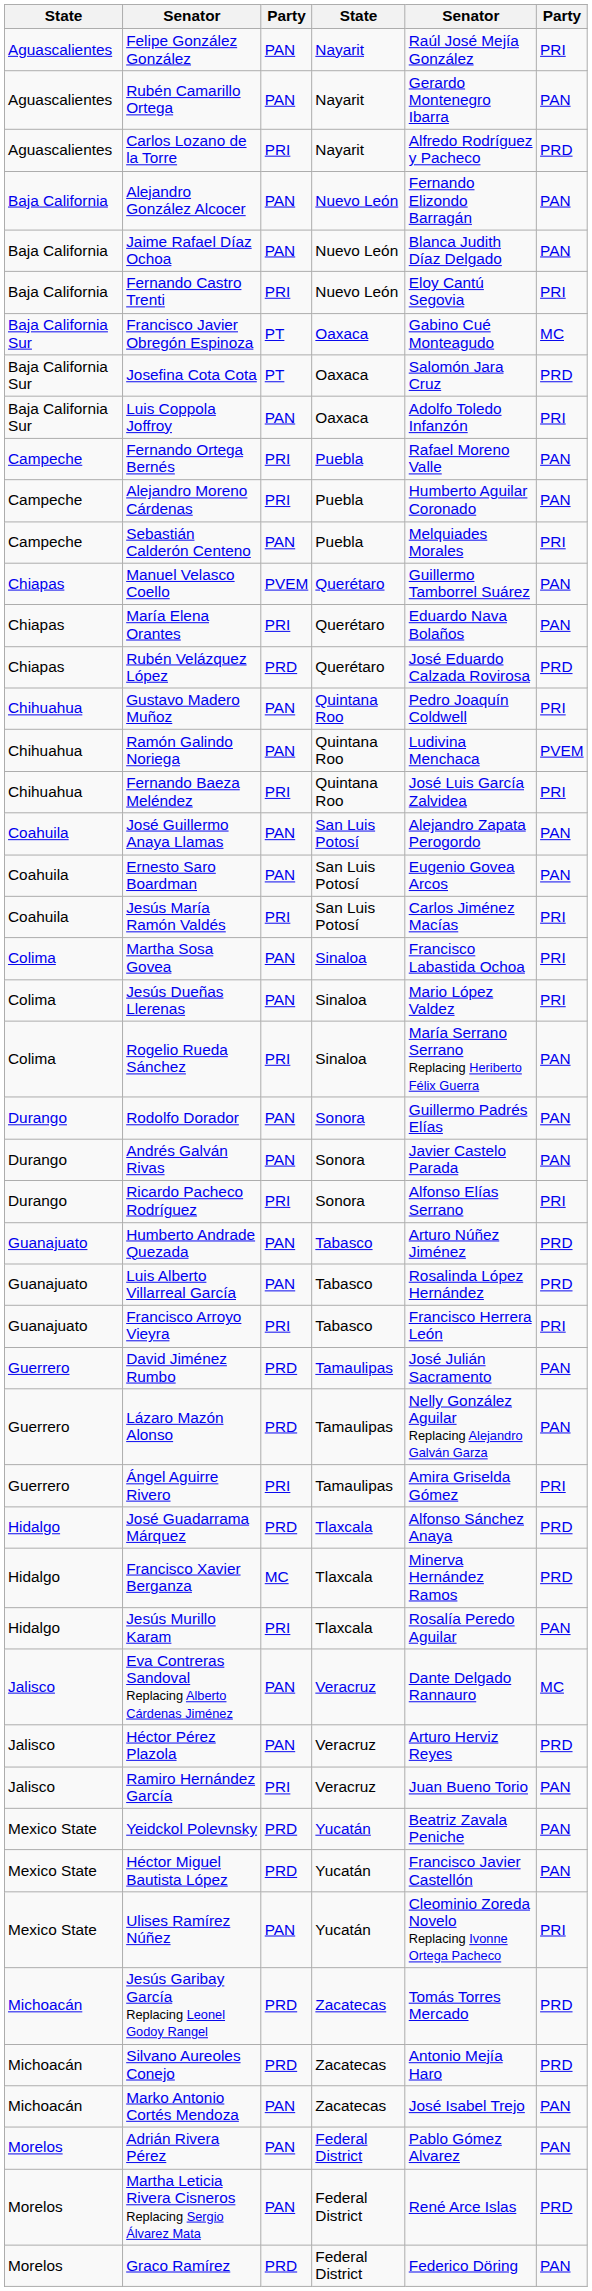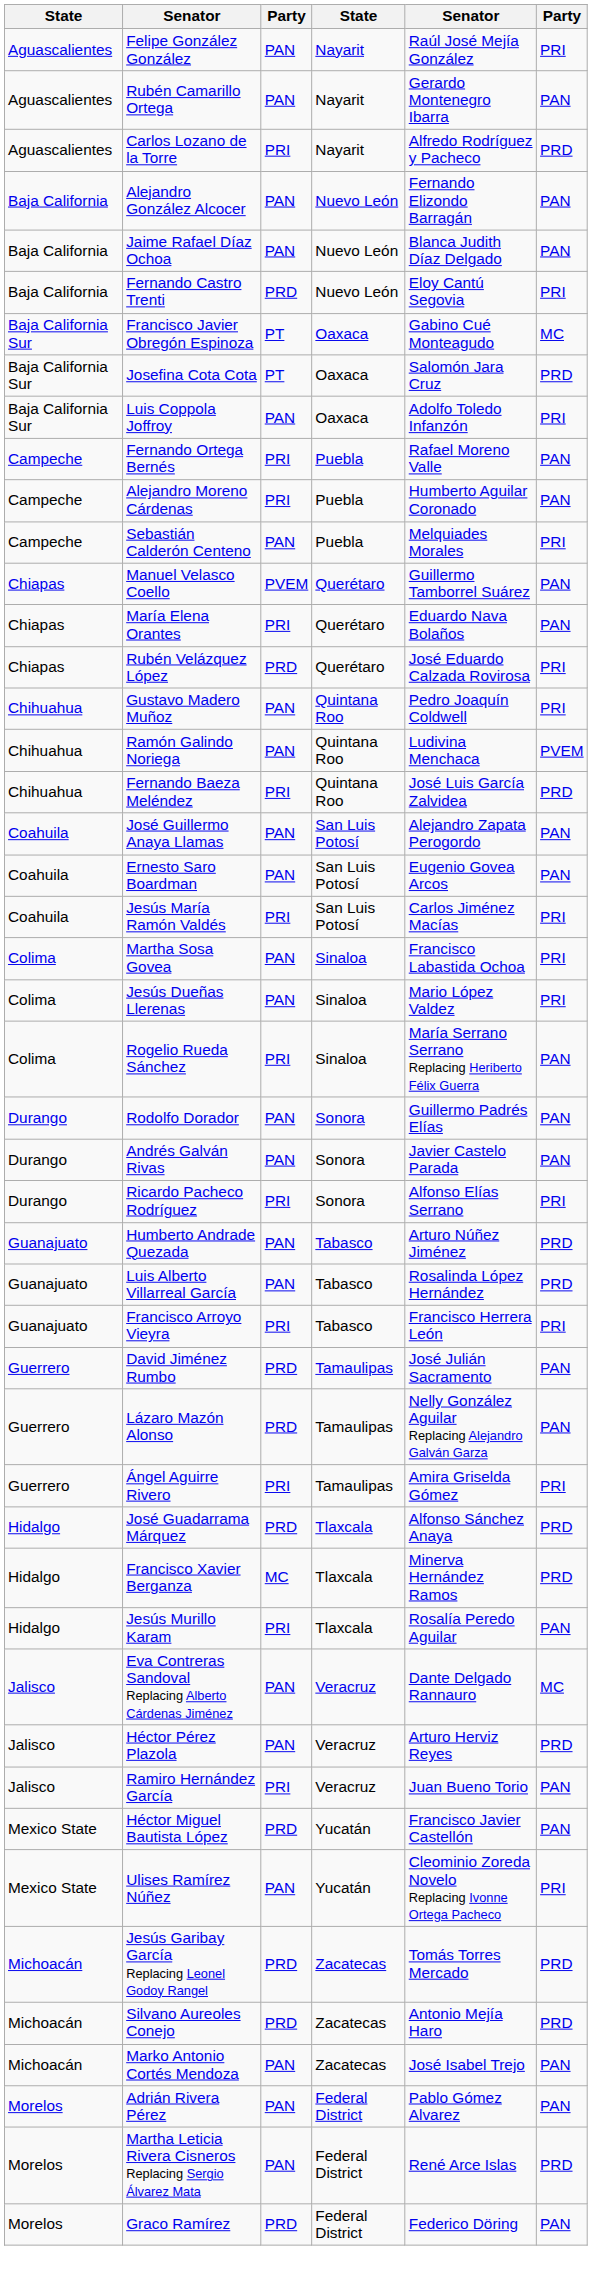(278, 292) PRI -> (281, 292) PRD
(556, 667) PRD -> (553, 667) PRI
(553, 792) PRI -> (556, 792) PRD
- row: (192, 1829)
